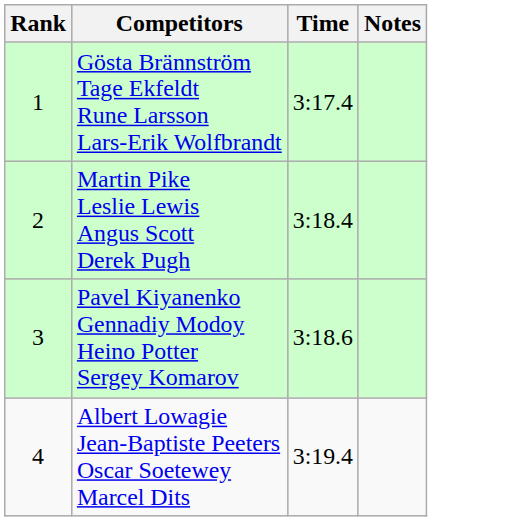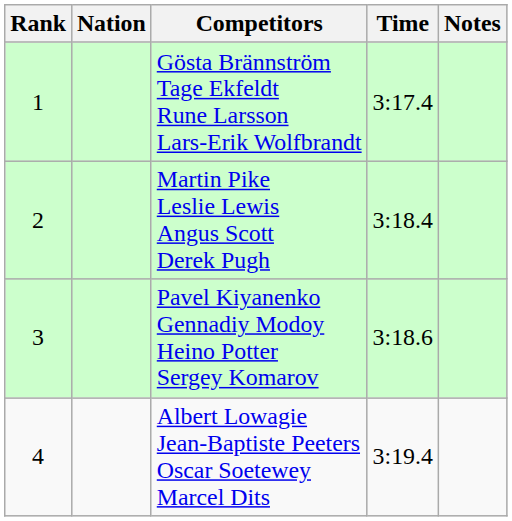+ column: (111, 23)
